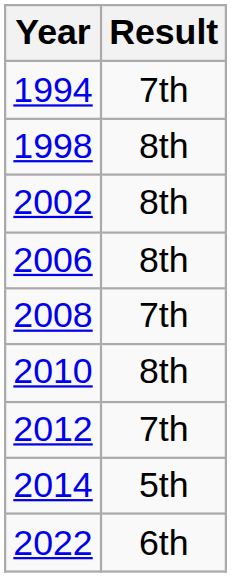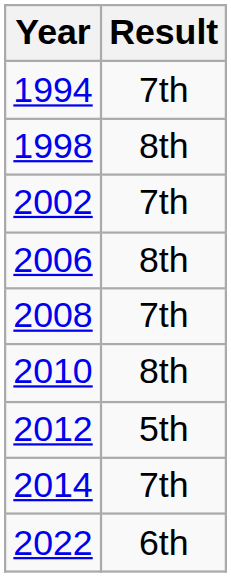(164, 202) 8th -> (164, 202) 7th
(164, 428) 7th -> (164, 428) 5th
(164, 485) 5th -> (164, 485) 7th
